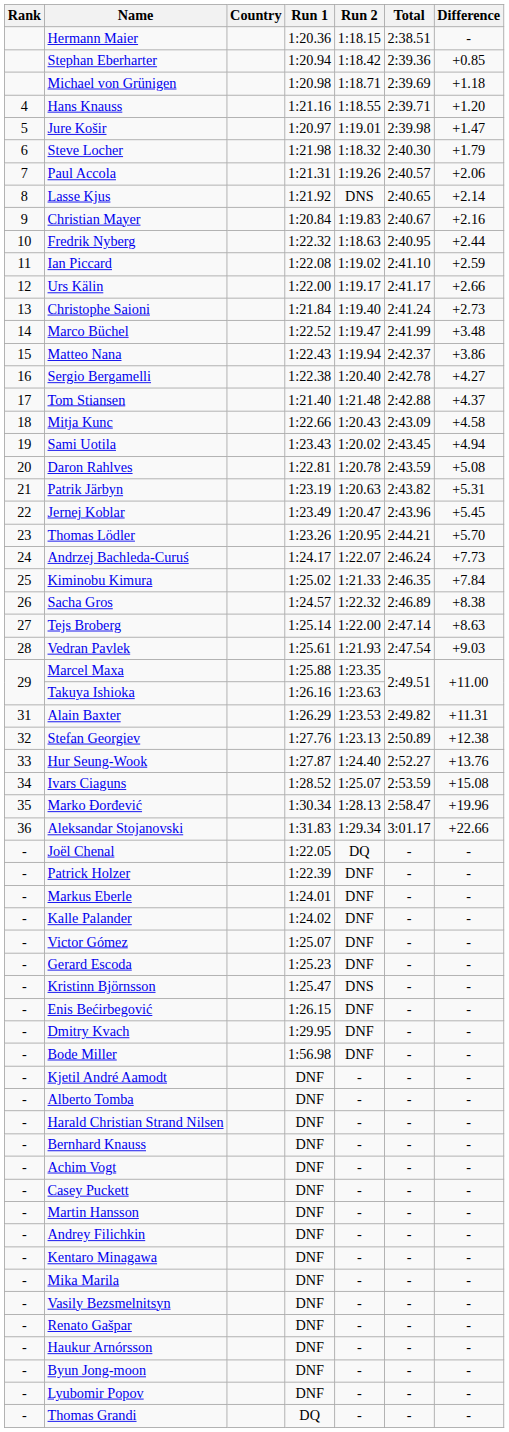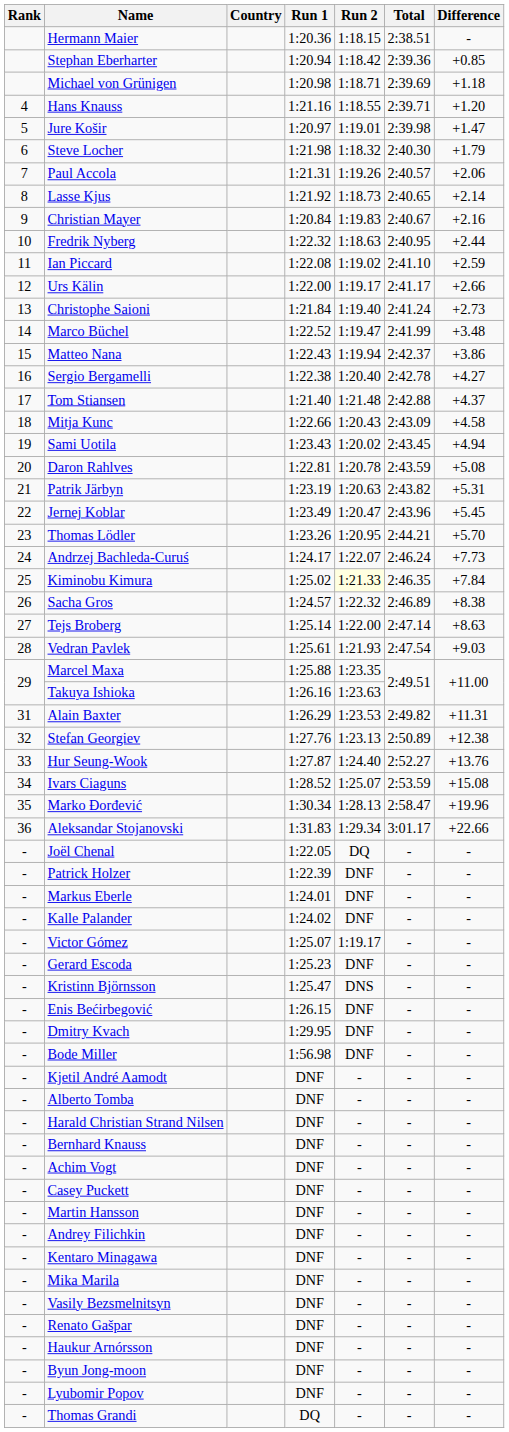(359, 196) DNS -> (359, 196) 1:18.73
(359, 580) no background -> (359, 580) lightyellow background
(359, 941) DNF -> (359, 941) 1:19.17
